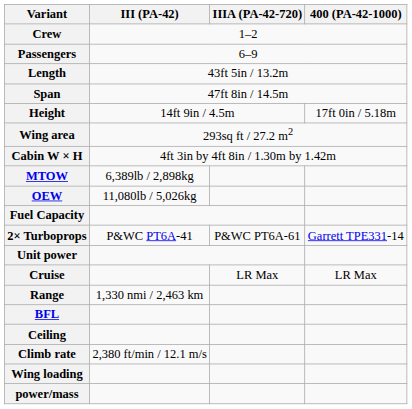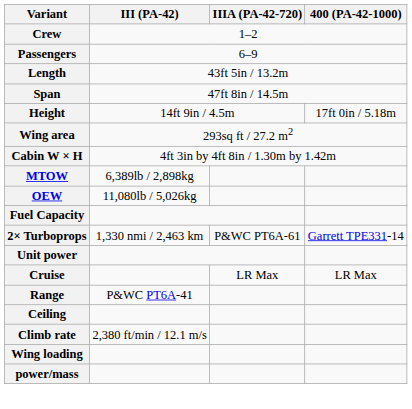(150, 235) P&WC PT6A-41 -> (150, 235) 1,330 nmi / 2,463 km
(150, 294) 1,330 nmi / 2,463 km -> (150, 294) P&WC PT6A-41
- row: (47, 314)
